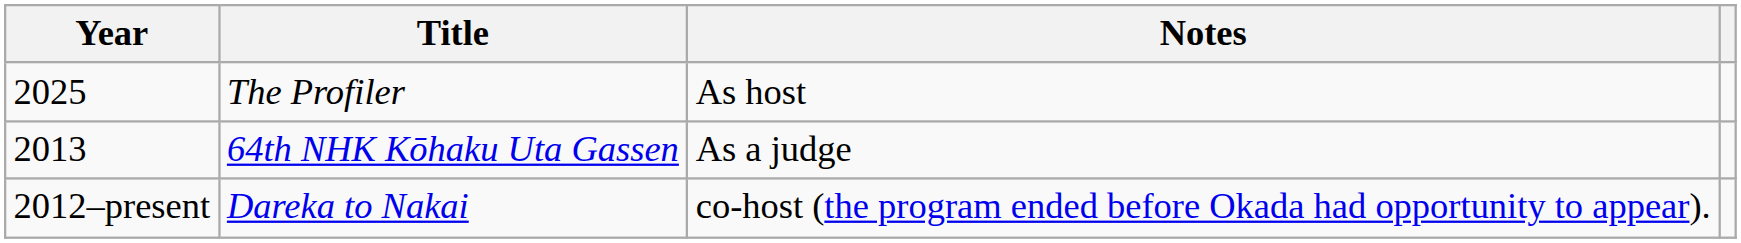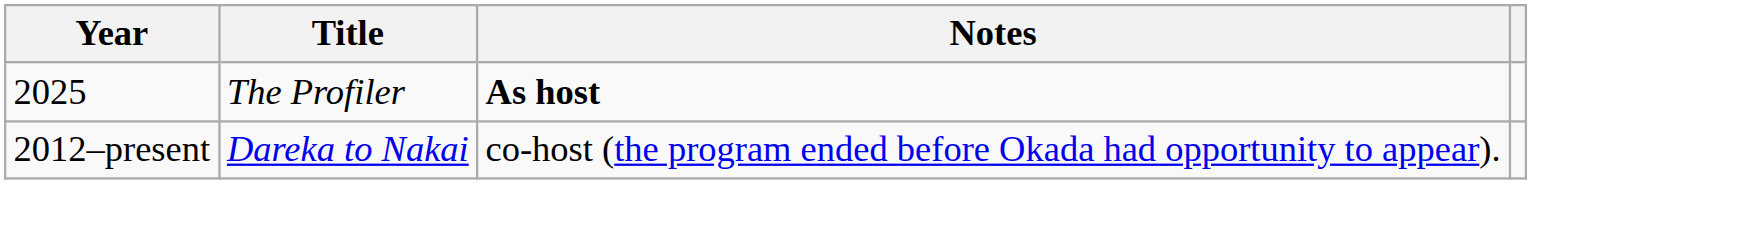(751, 91) normal -> (543, 91) bold
- row: (453, 149)
